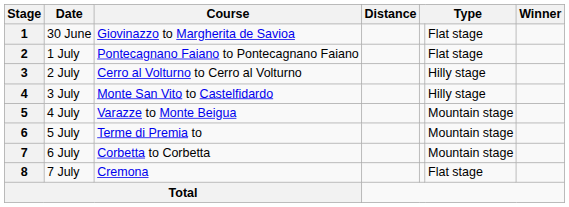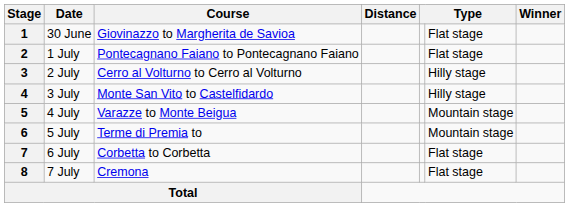(471, 152) Mountain stage -> (455, 152) Flat stage
